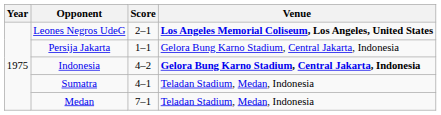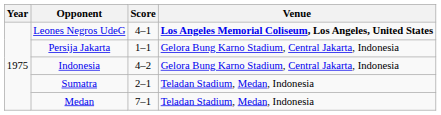(143, 31) 2–1 -> (143, 31) 4–1
(291, 66) bold -> (280, 66) normal
(143, 83) 4–1 -> (143, 83) 2–1
